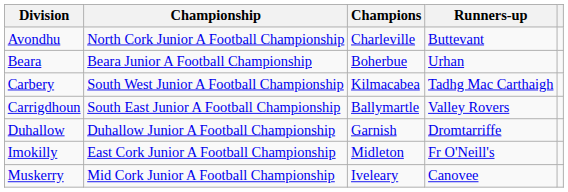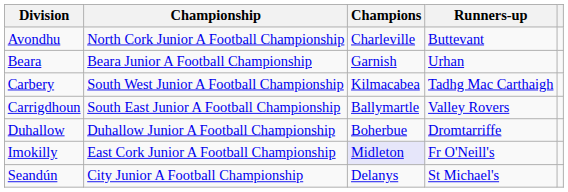(379, 61) Boherbue -> (374, 61) Garnish
(374, 130) Garnish -> (379, 130) Boherbue
(377, 152) no background -> (377, 152) lavender background
- row: (36, 175)
+ row: (33, 175)
